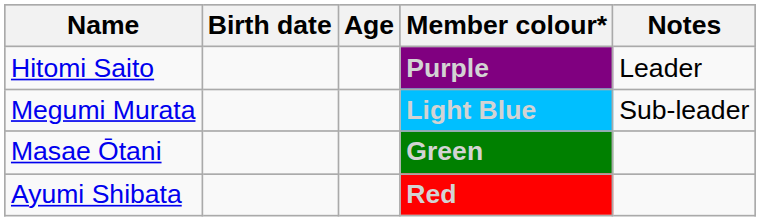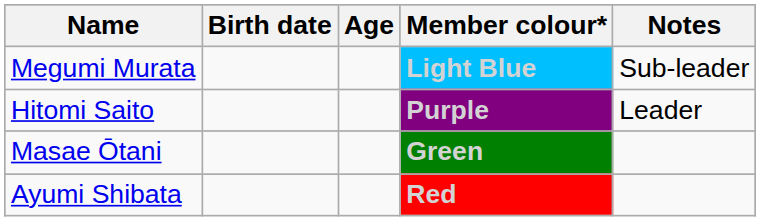rows swapped: (83, 67) <-> (103, 109)
